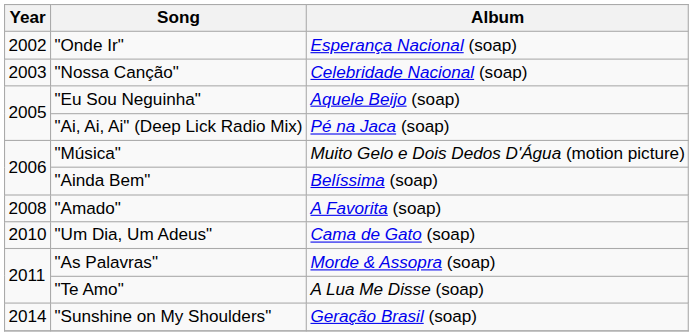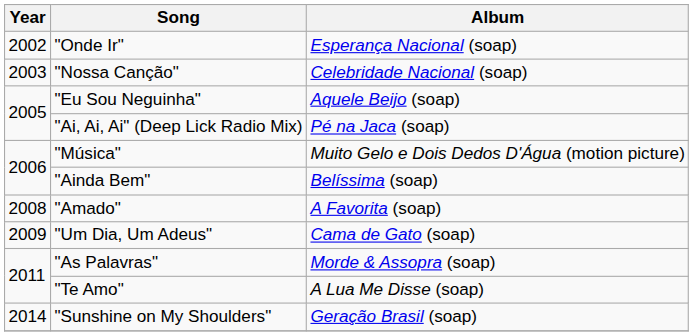(28, 235) 2010 -> (28, 235) 2009
